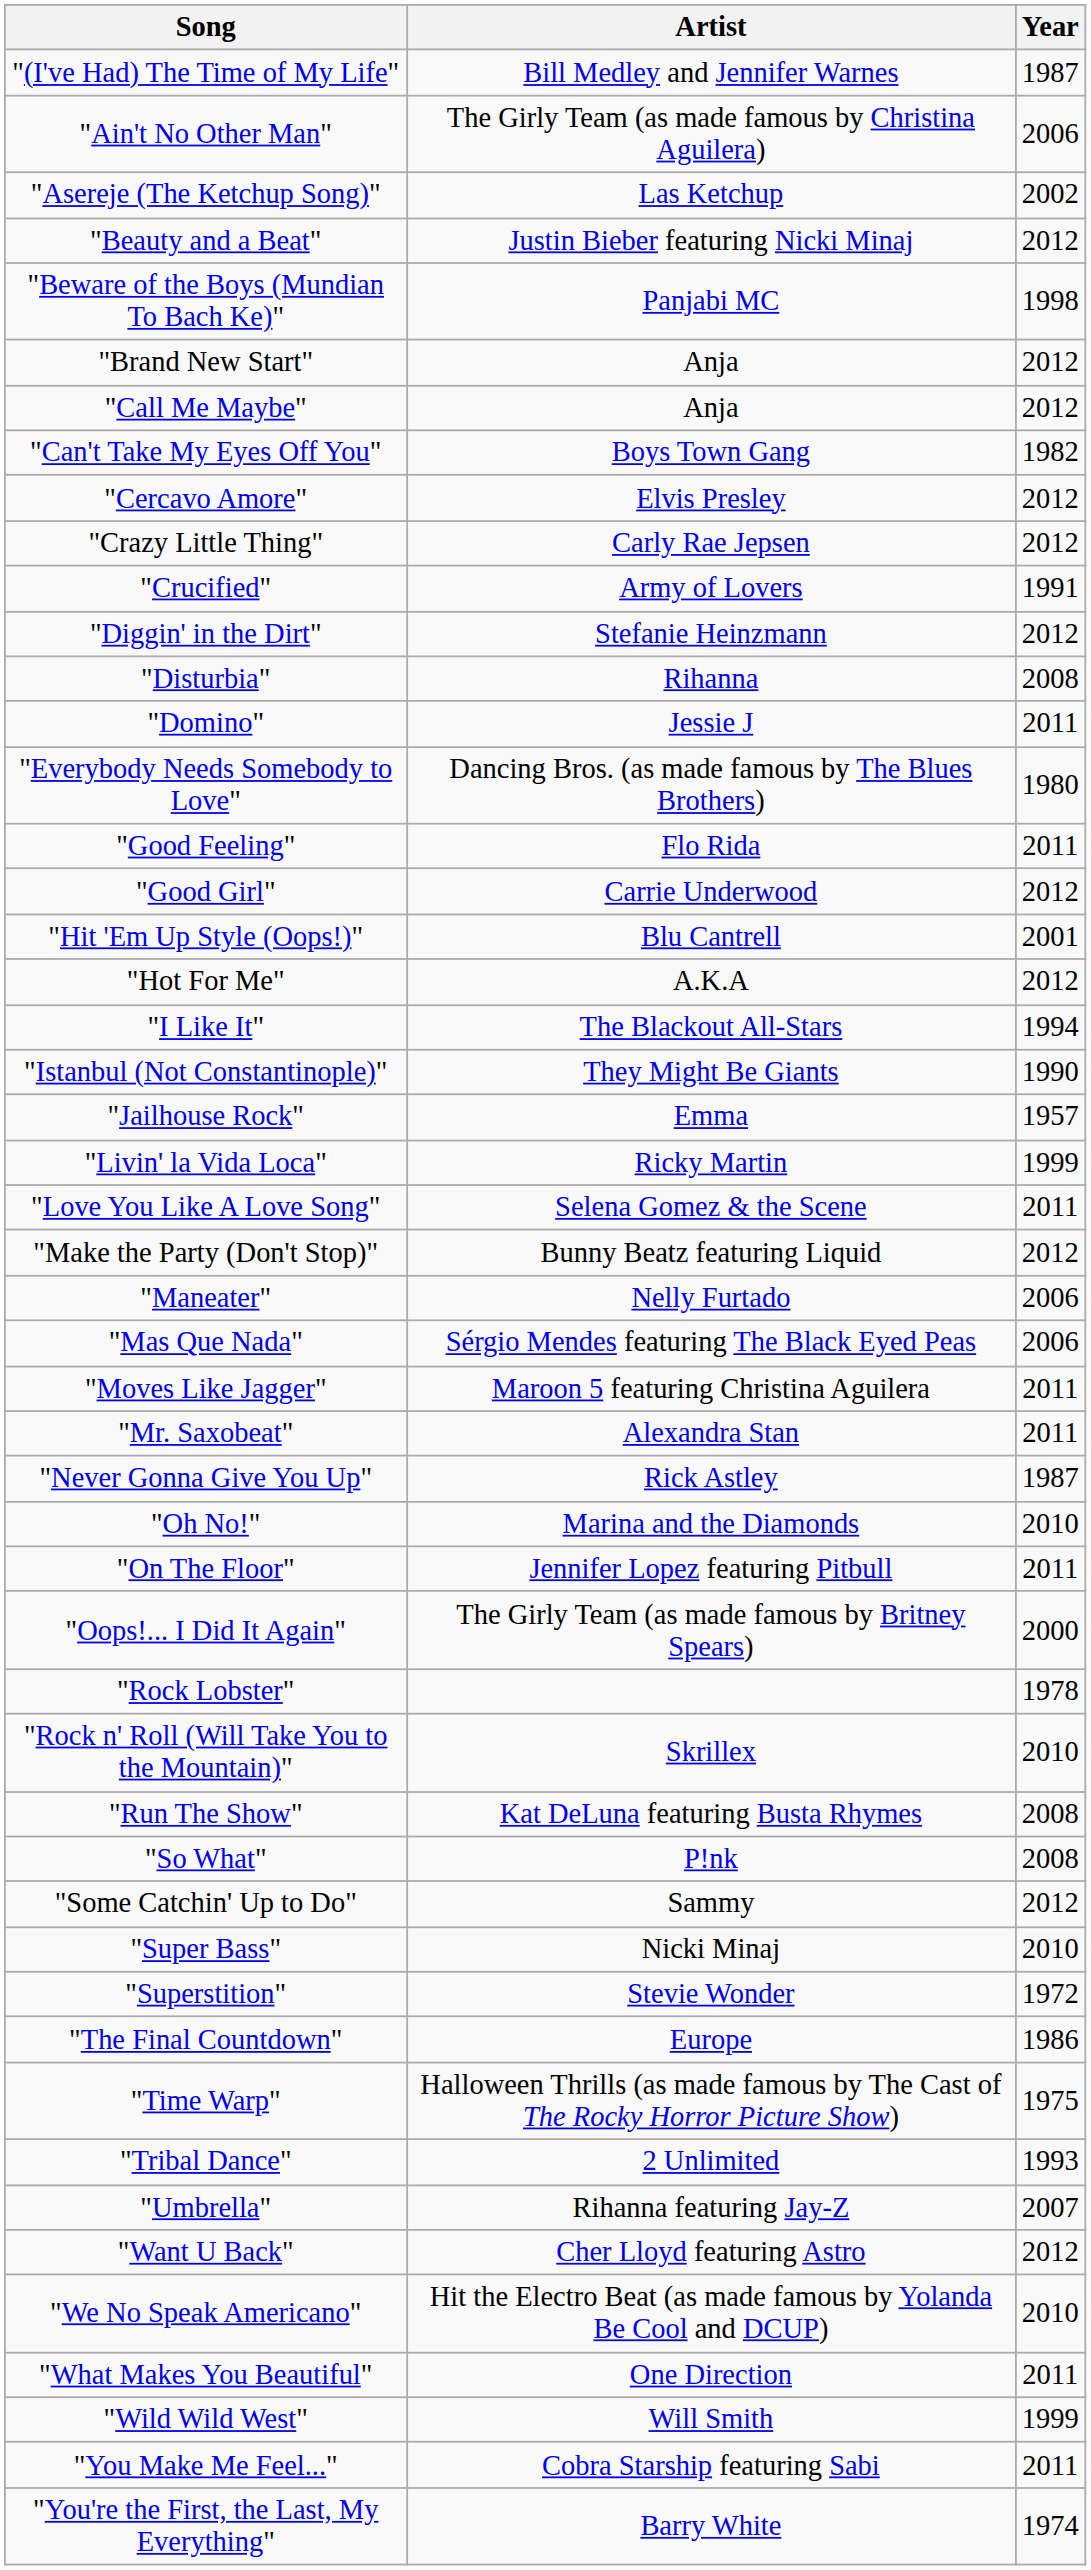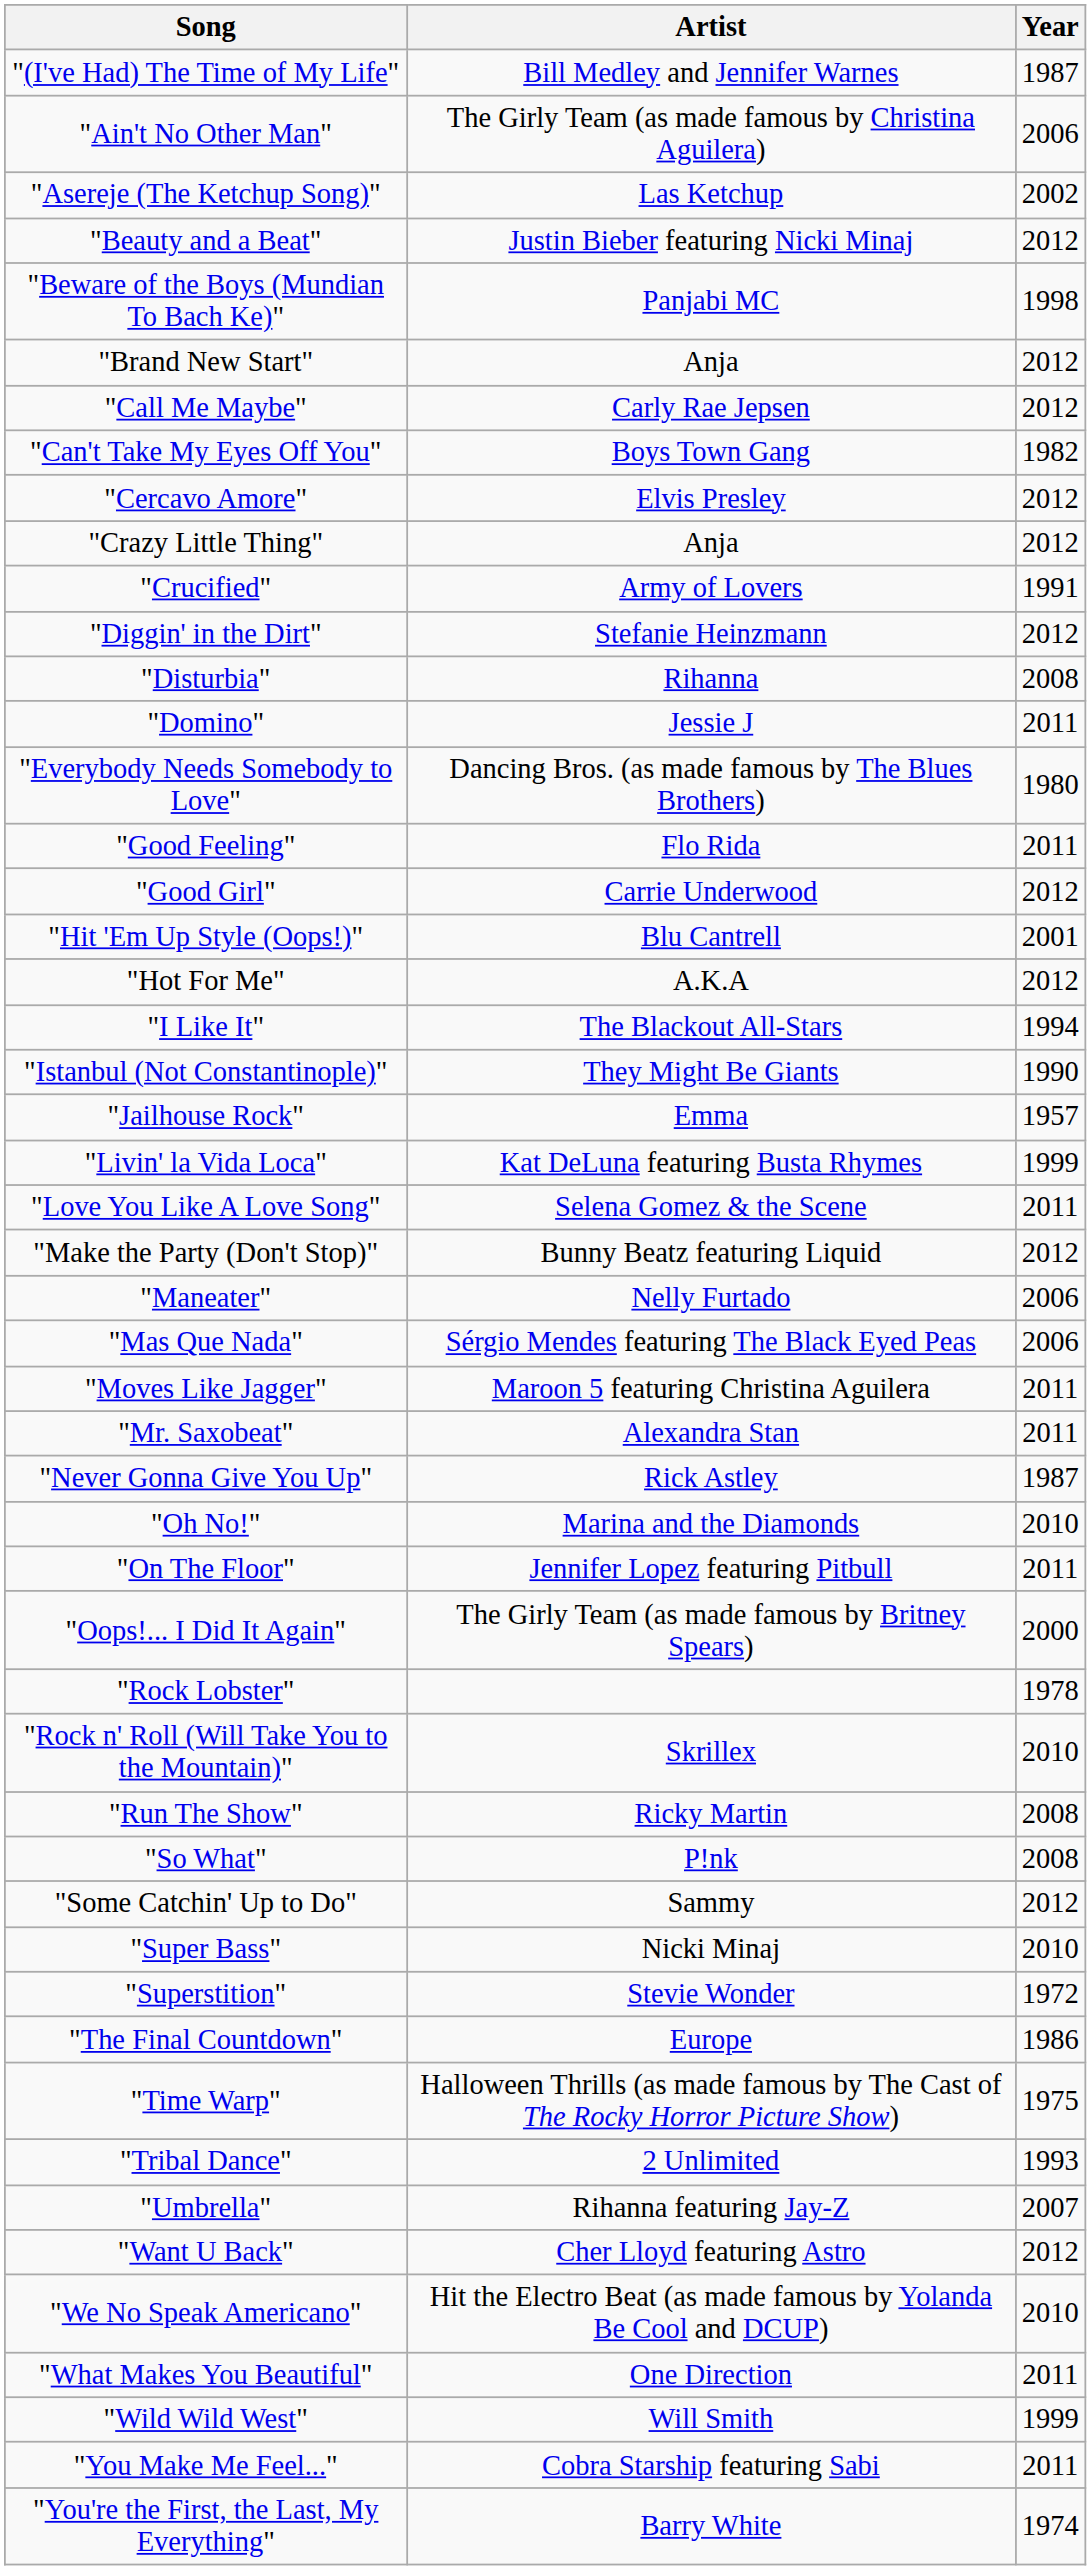(711, 407) Anja -> (711, 407) Carly Rae Jepsen
(711, 542) Carly Rae Jepsen -> (711, 542) Anja
(711, 1162) Ricky Martin -> (711, 1162) Kat DeLuna featuring Busta Rhymes
(711, 1813) Kat DeLuna featuring Busta Rhymes -> (711, 1813) Ricky Martin
